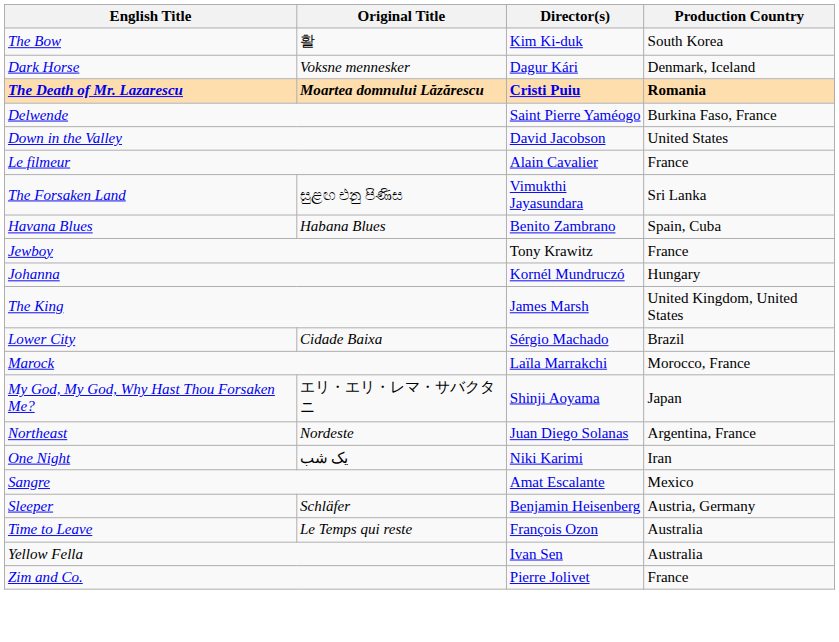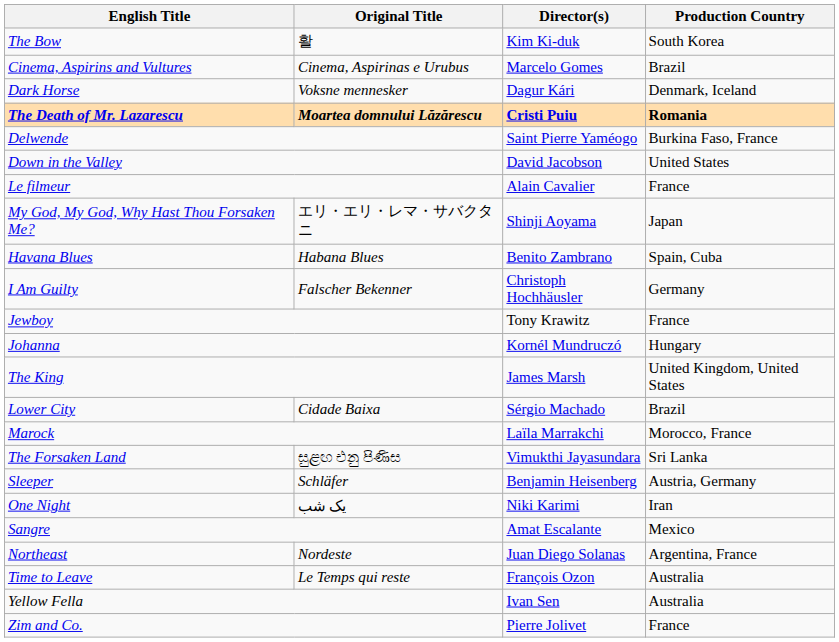+ row: (100, 66)
rows swapped: (67, 194) <-> (141, 398)
+ row: (43, 288)
rows swapped: (38, 433) <-> (30, 505)
